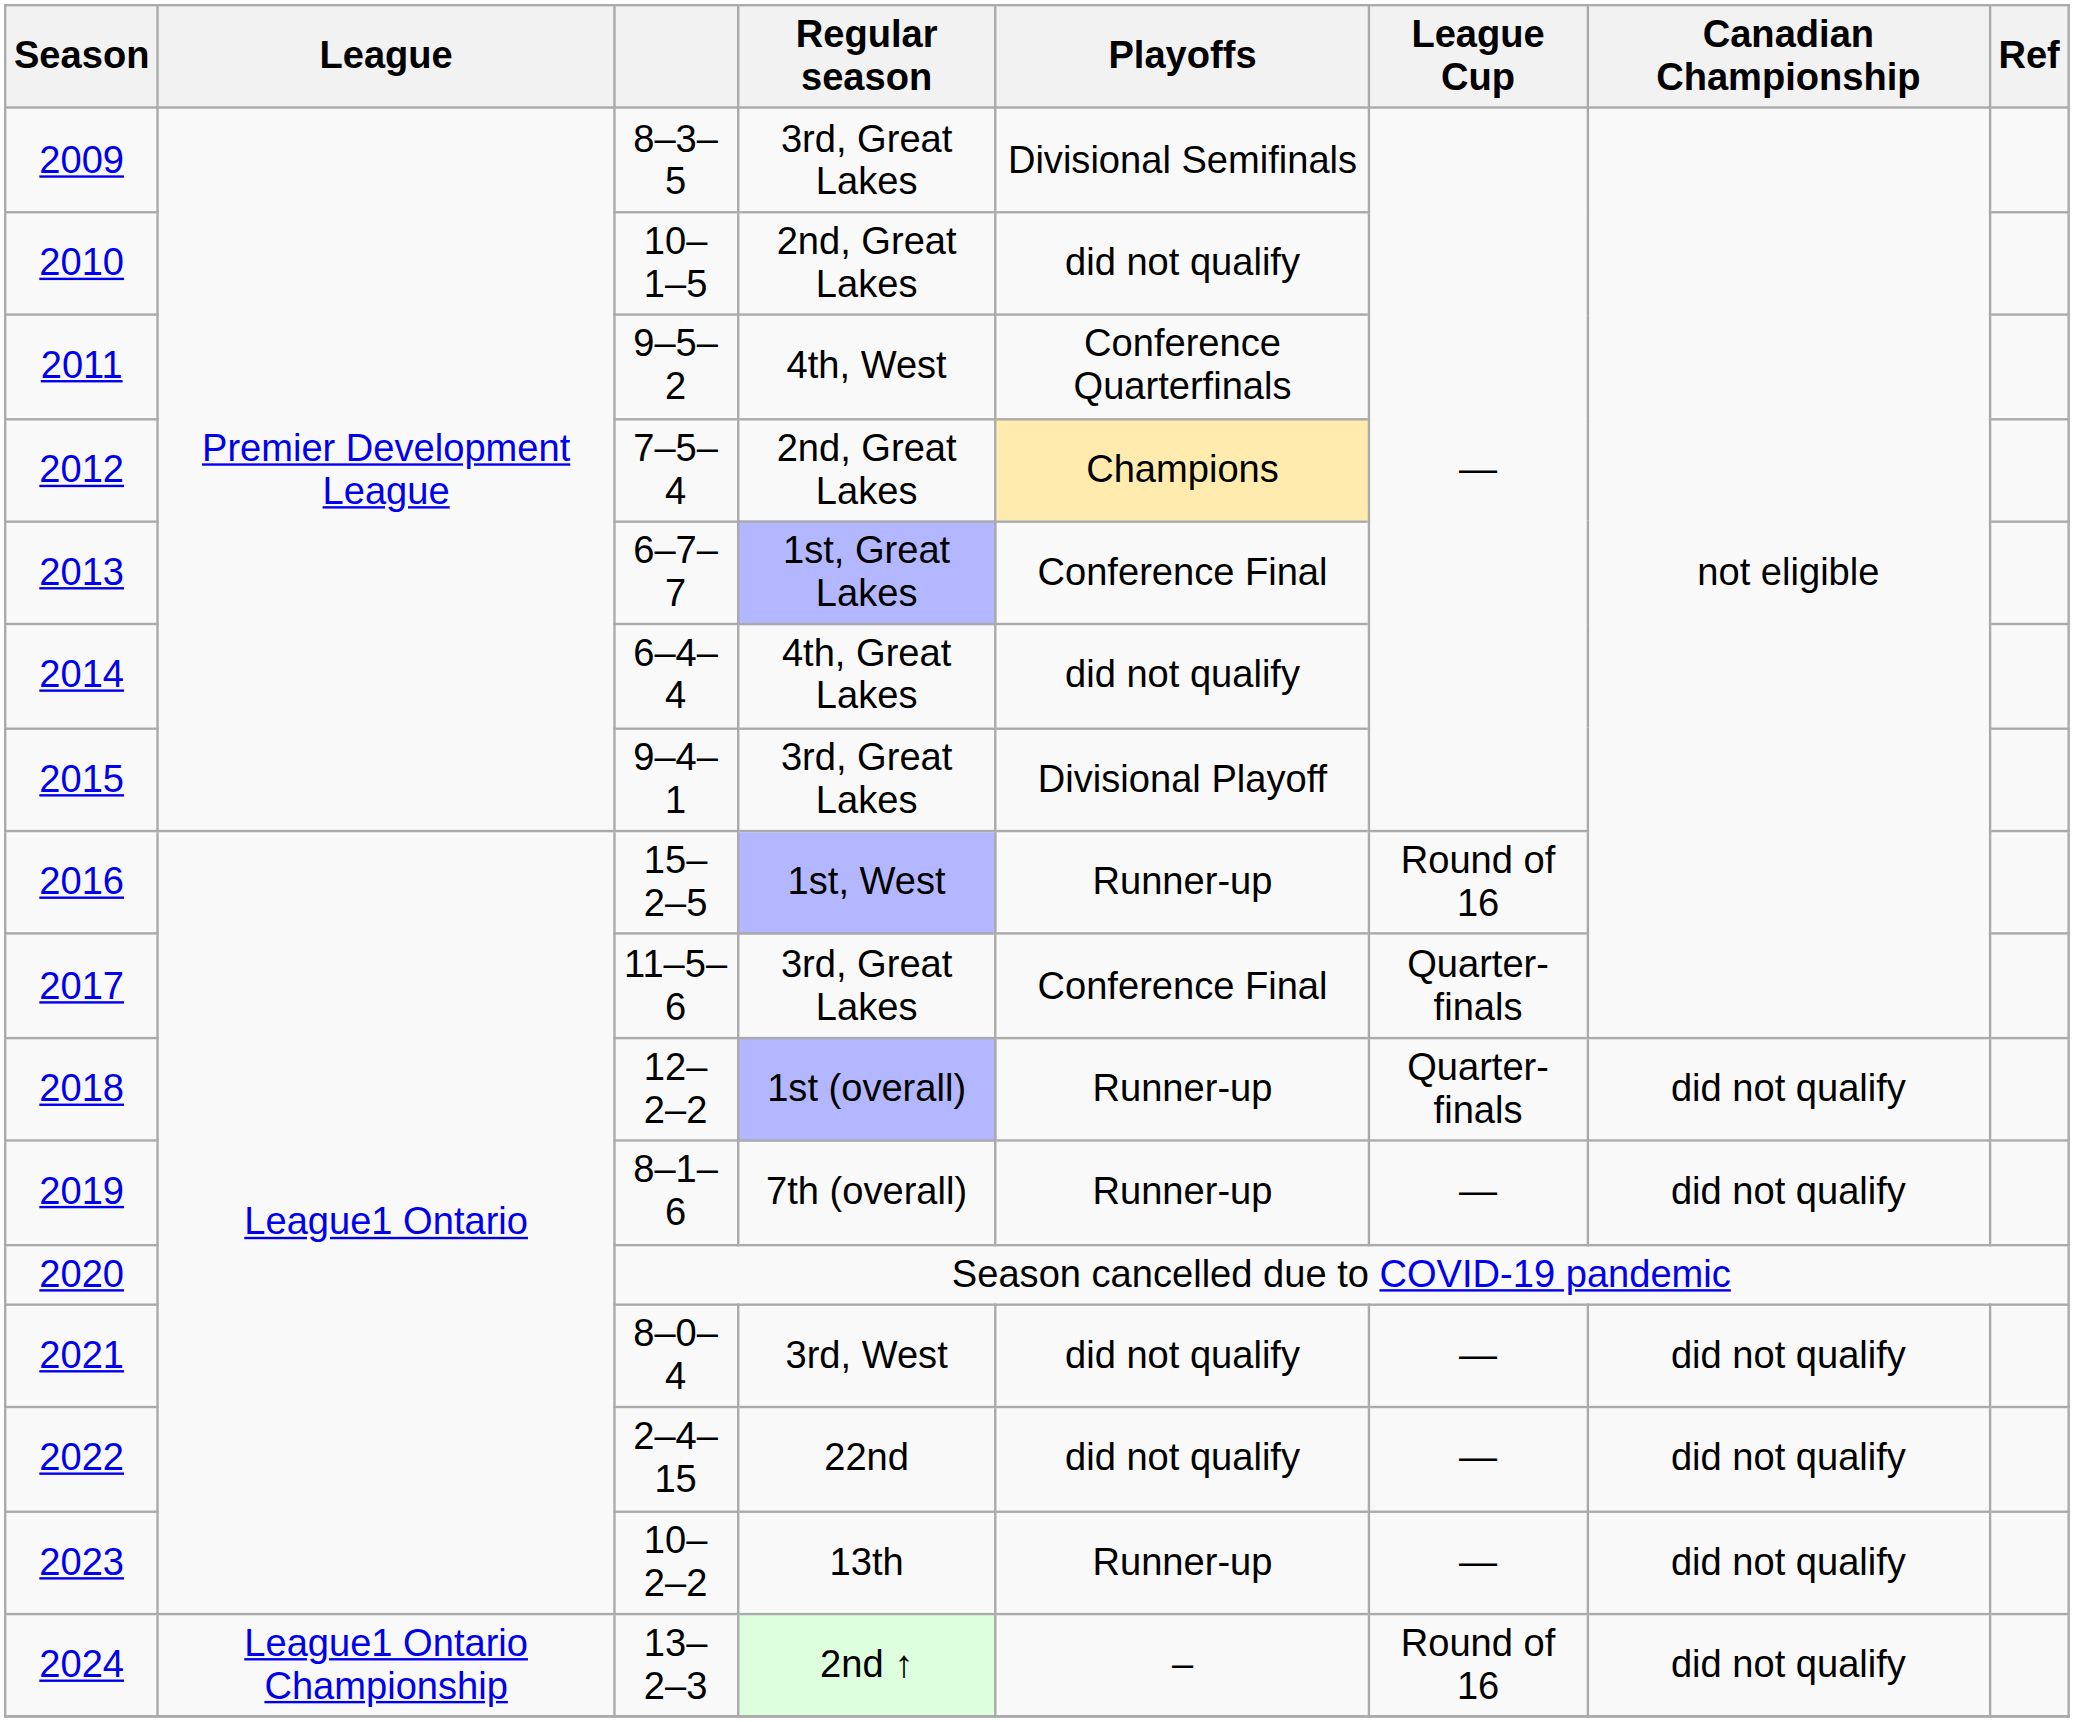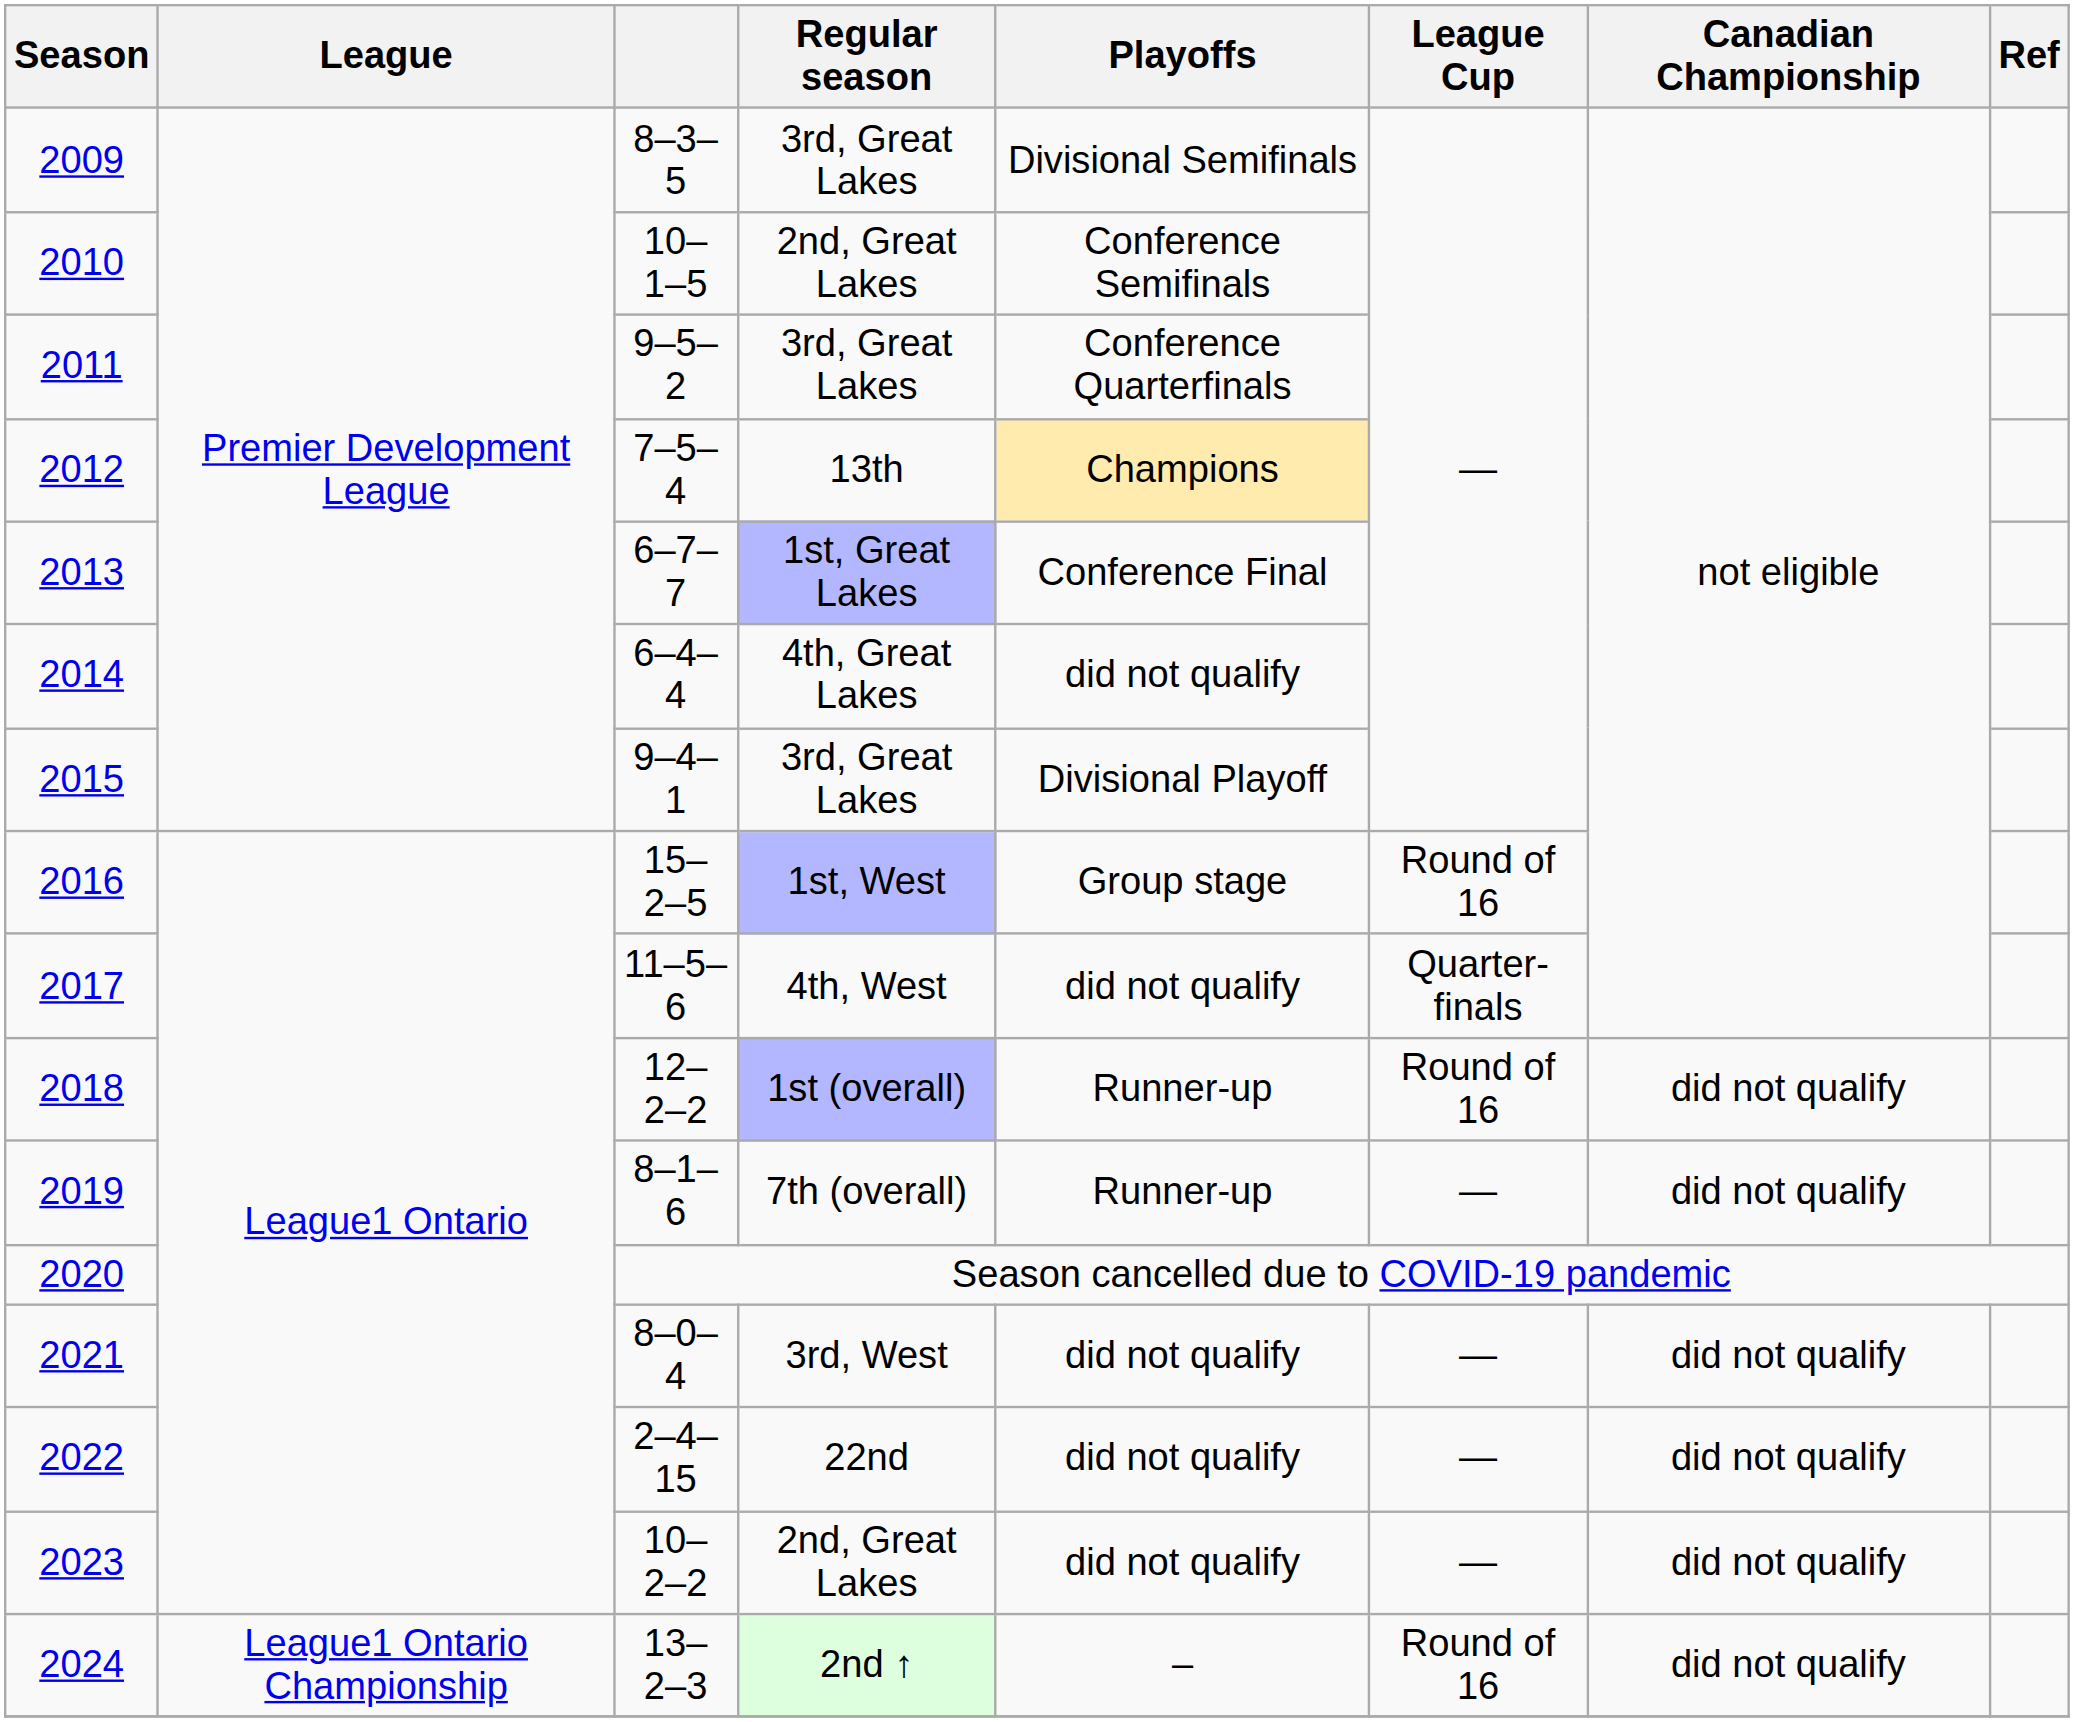(1182, 262) did not qualify -> (1183, 262) Conference Semifinals
(867, 365) 4th, West -> (867, 365) 3rd, Great Lakes
(867, 469) 2nd, Great Lakes -> (867, 469) 13th
(1182, 881) Runner-up -> (1183, 881) Group stage
(867, 985) 3rd, Great Lakes -> (867, 985) 4th, West
(1183, 985) Conference Final -> (1182, 985) did not qualify
(1478, 1088) Quarter-finals -> (1478, 1088) Round of 16
(867, 1561) 13th -> (867, 1561) 2nd, Great Lakes
(1182, 1561) Runner-up -> (1182, 1561) did not qualify
